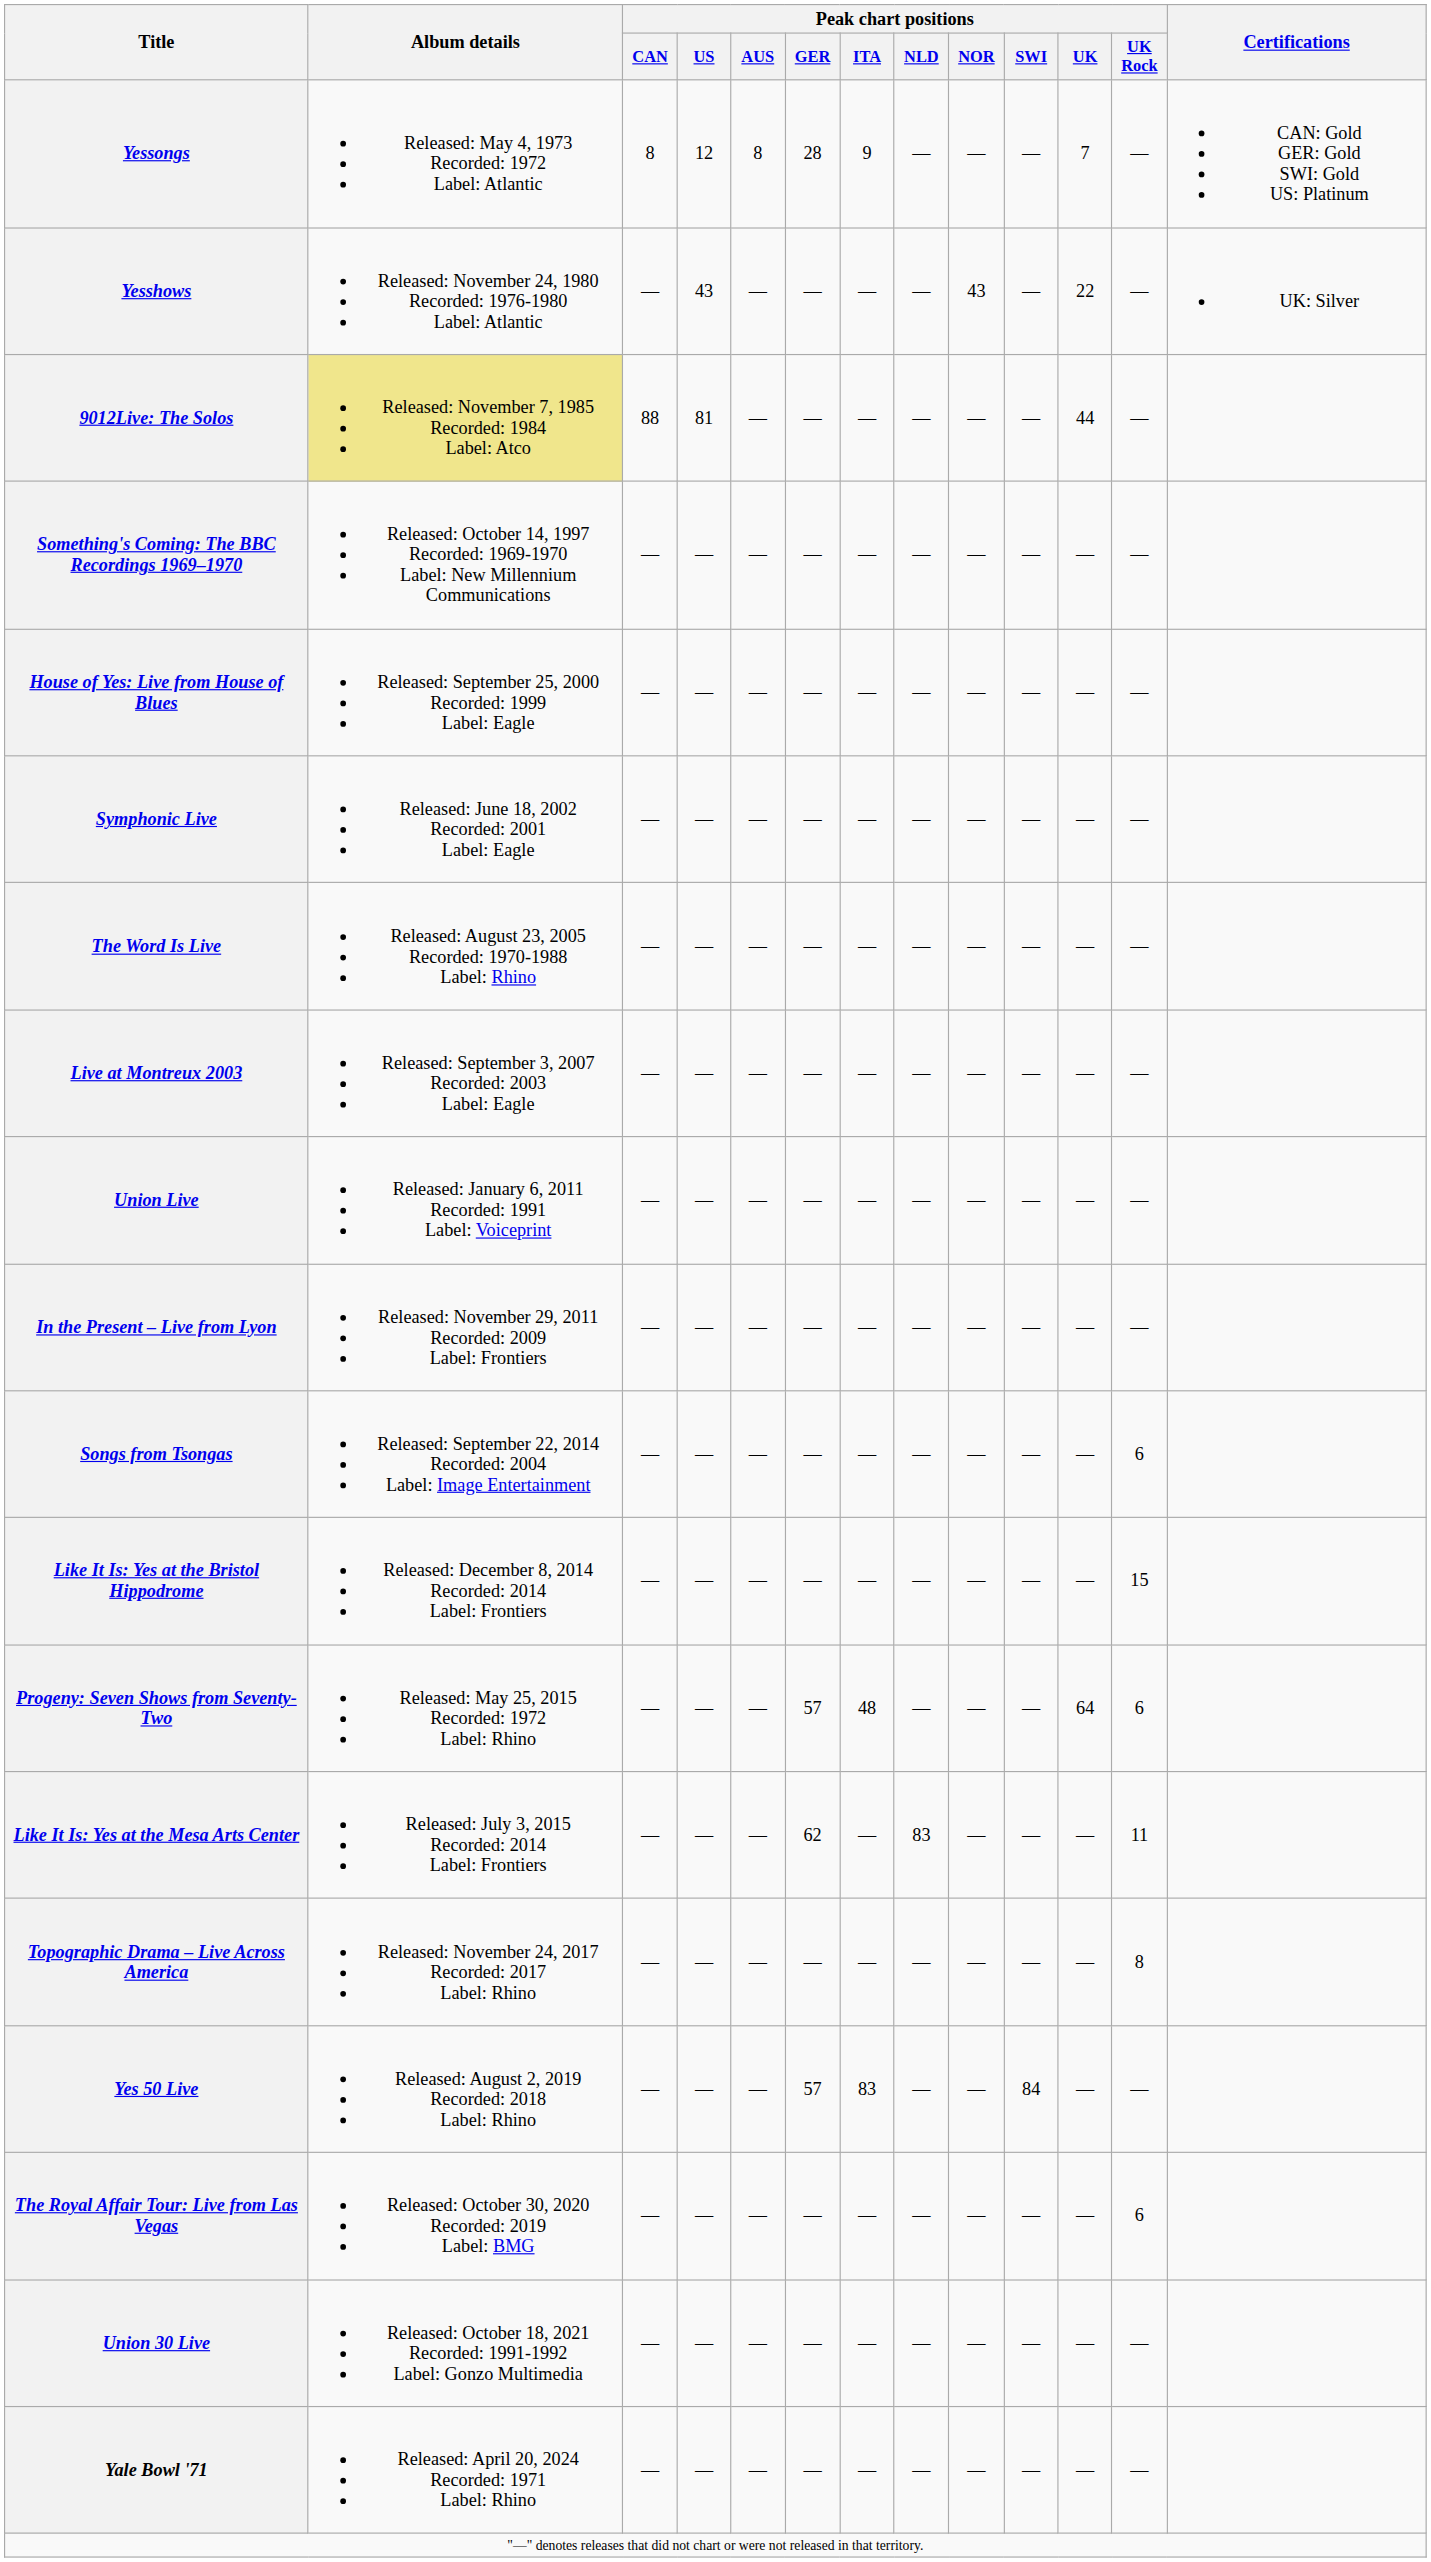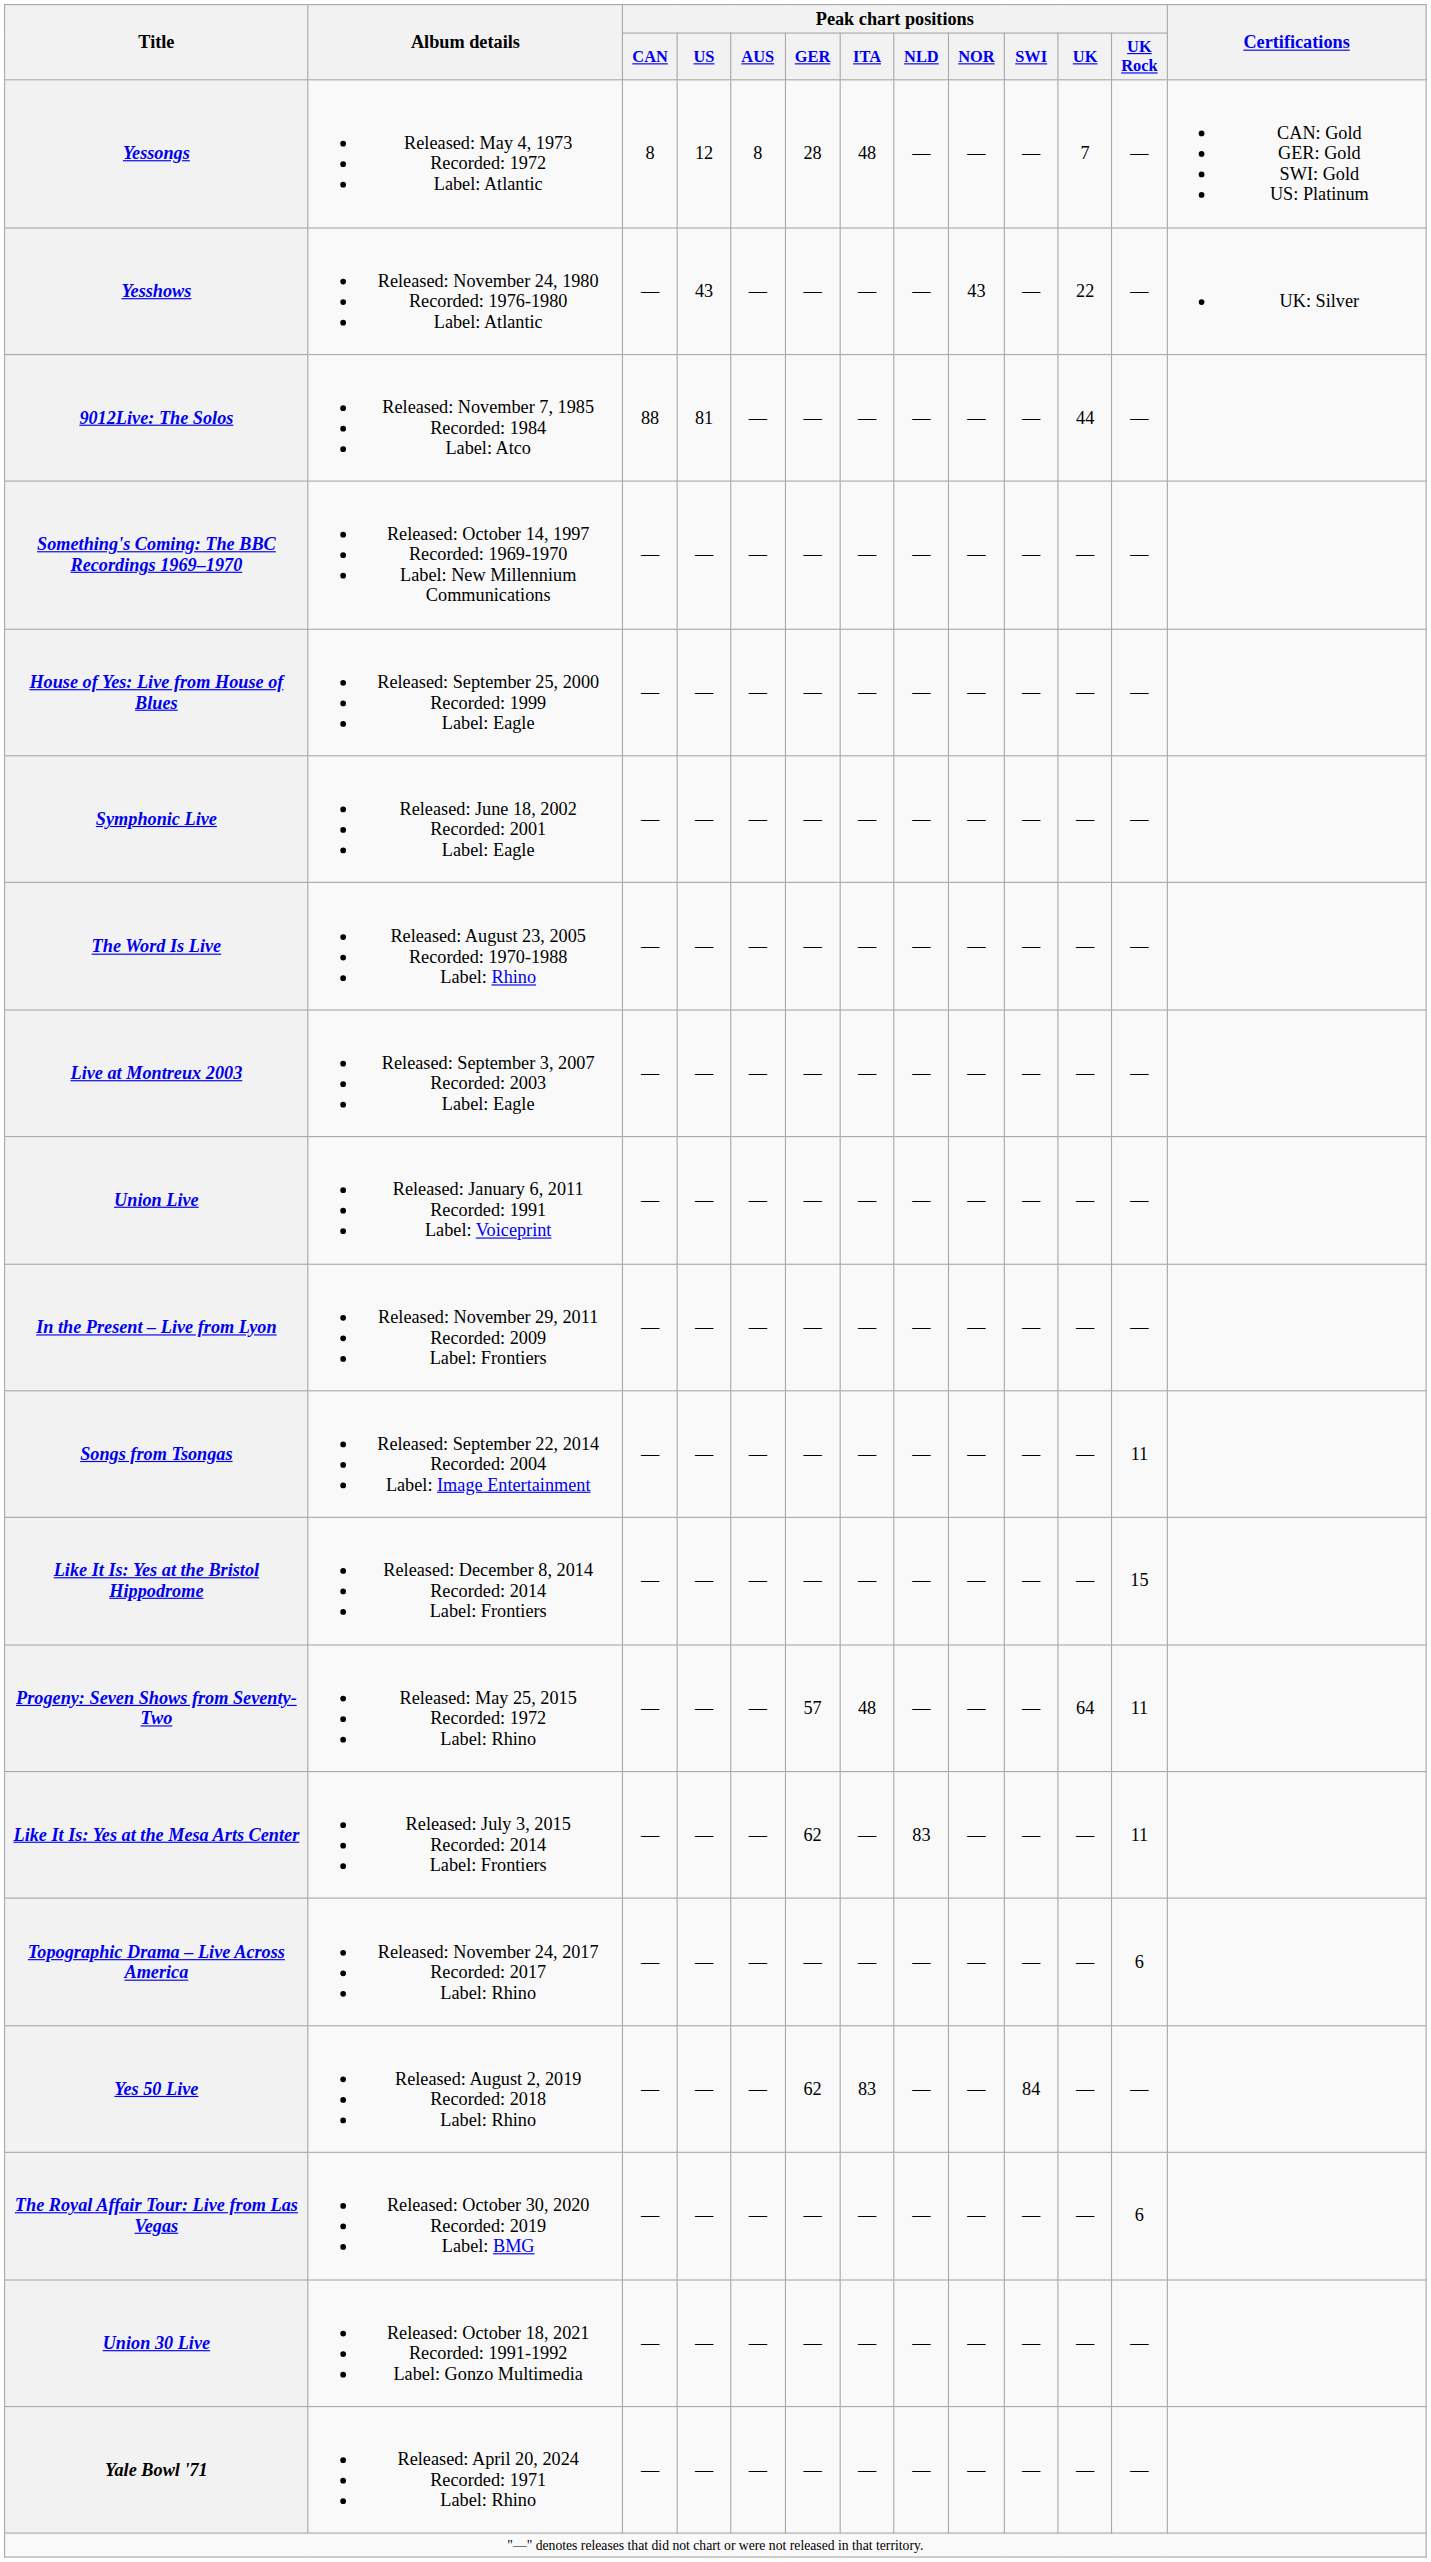(867, 153) 9 -> (867, 153) 48
(465, 428) khaki background -> (465, 428) no background
(1139, 1454) 6 -> (1139, 1454) 11
(1139, 1708) 6 -> (1139, 1708) 11
(1139, 1961) 8 -> (1139, 1961) 6
(813, 2088) 57 -> (813, 2088) 62
